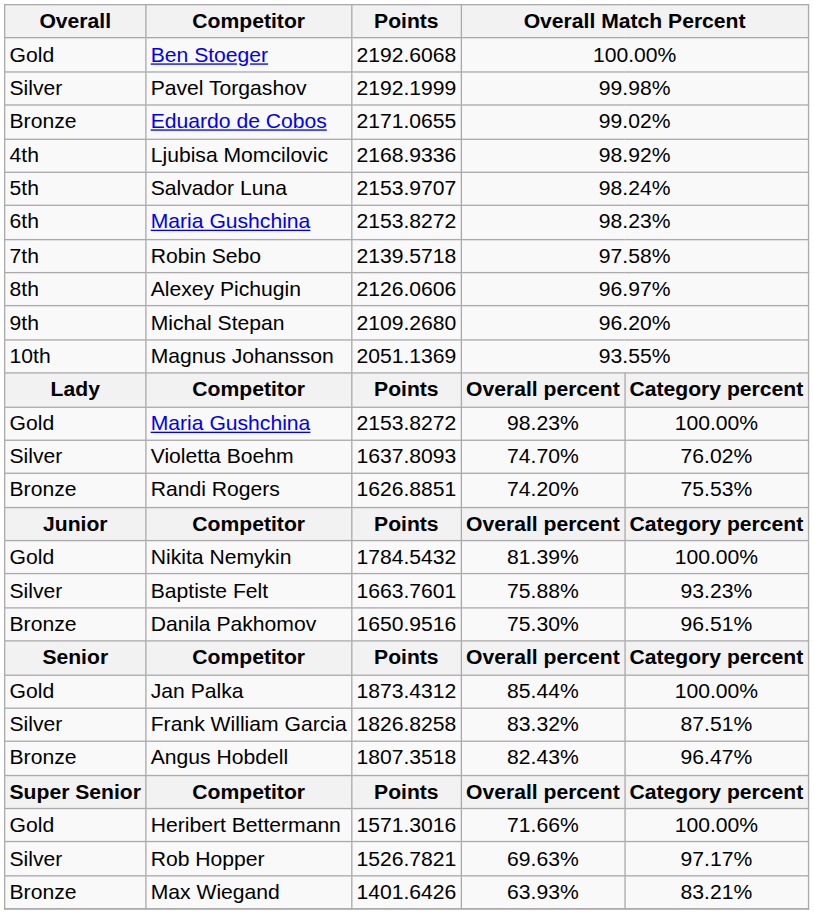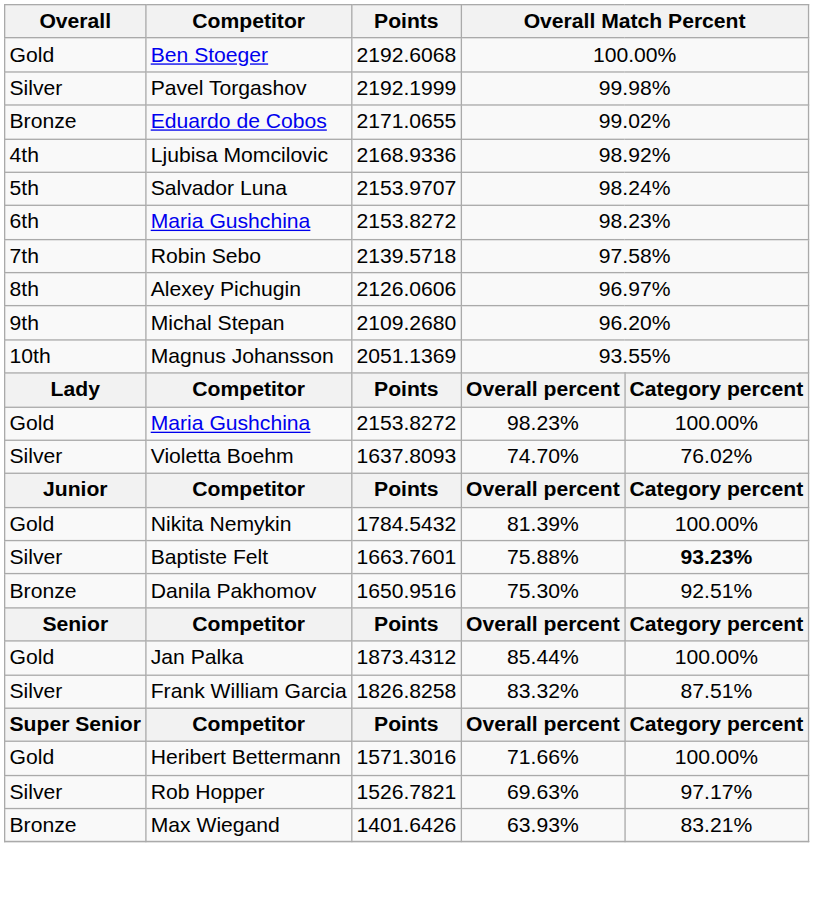- row: (43, 490)
(716, 590) normal -> (716, 557) bold
(716, 624) 96.51% -> (716, 590) 92.51%
- row: (43, 758)
